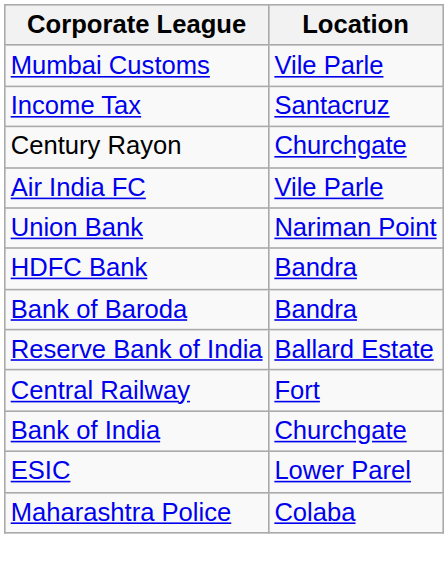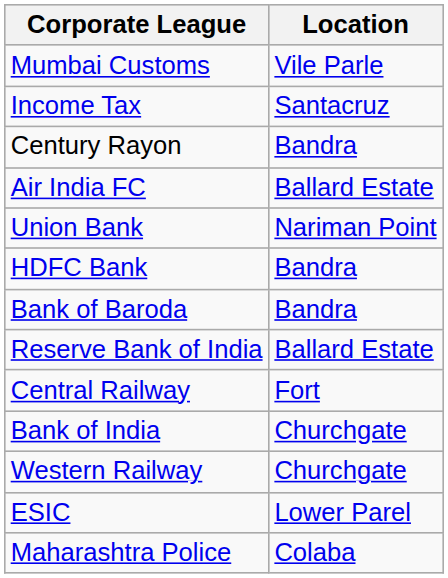(341, 146) Churchgate -> (316, 146) Bandra
(329, 187) Vile Parle -> (354, 187) Ballard Estate
+ row: (107, 471)
